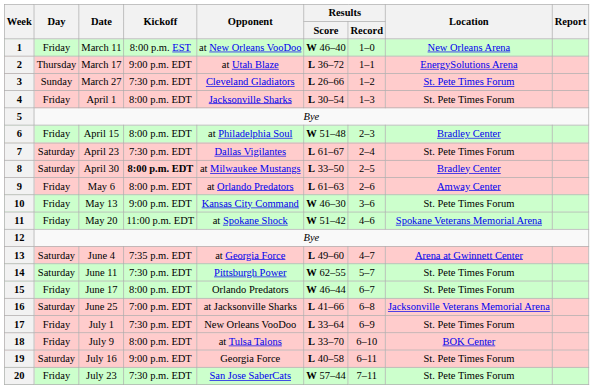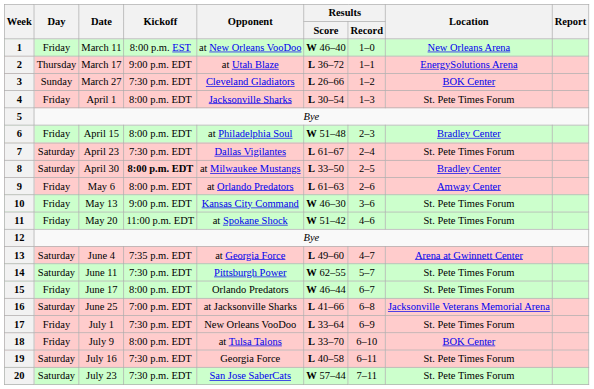(469, 82) St. Pete Times Forum -> (469, 82) BOK Center
(469, 220) Spokane Veterans Memorial Arena -> (469, 220) St. Pete Times Forum
(160, 359) 9:00 p.m. EDT -> (160, 359) 7:30 p.m. EDT
(56, 376) Friday -> (56, 376) Saturday
